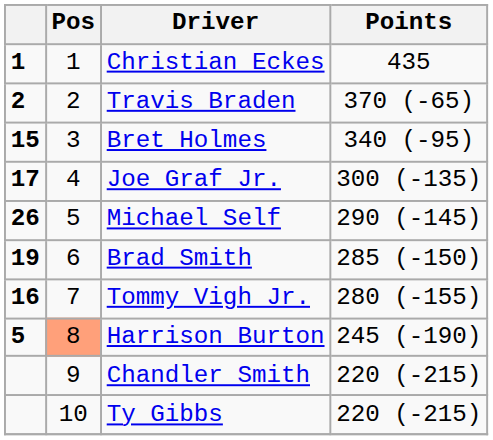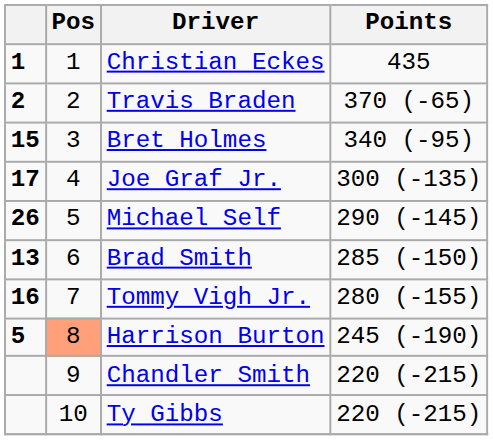(25, 259) 19 -> (25, 259) 13
